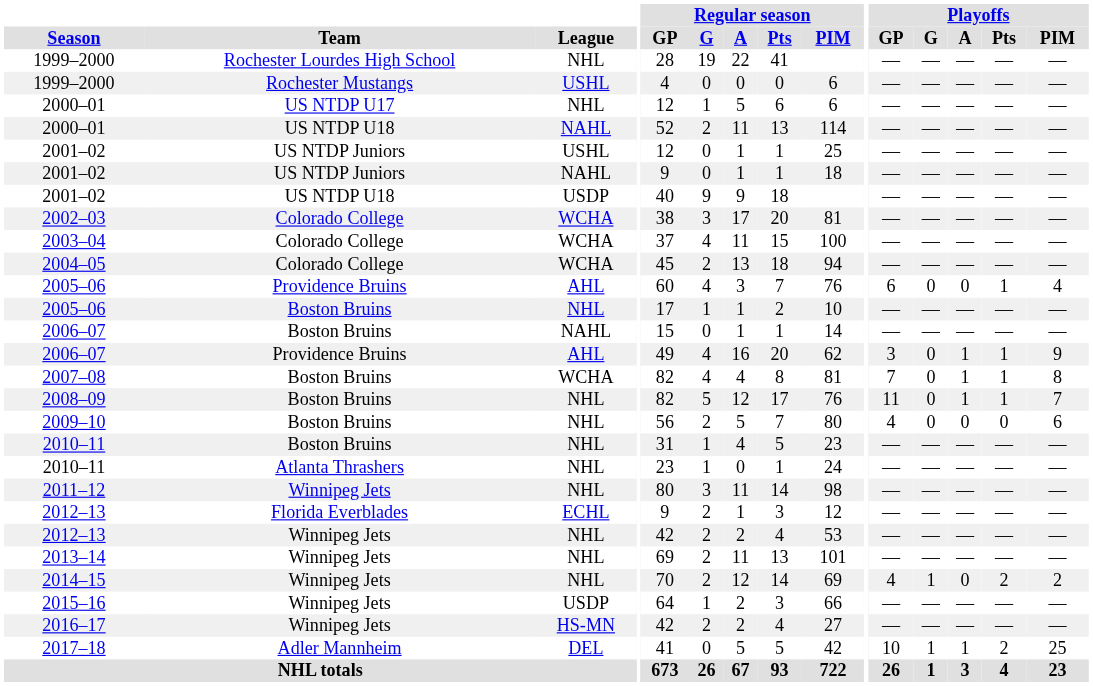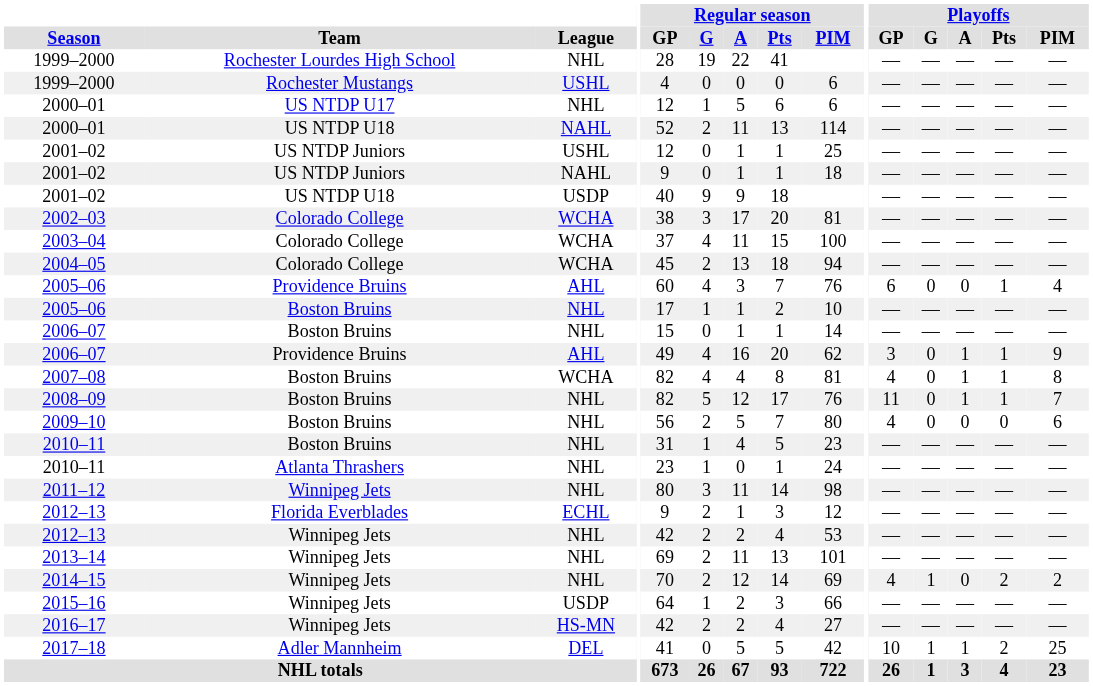(586, 331) NAHL -> (586, 331) NHL
(891, 376) 7 -> (891, 376) 4
